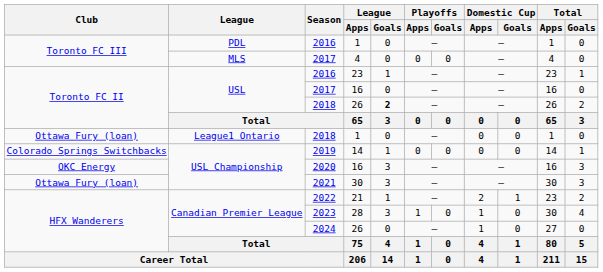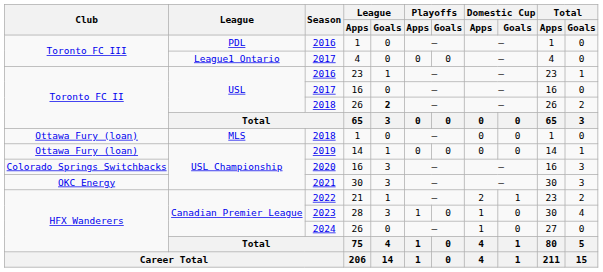(237, 58) MLS -> (237, 58) League1 Ontario
(237, 136) League1 Ontario -> (237, 136) MLS
(87, 151) Colorado Springs Switchbacks -> (87, 151) Ottawa Fury (loan)
(87, 167) OKC Energy -> (87, 167) Colorado Springs Switchbacks
(87, 182) Ottawa Fury (loan) -> (87, 182) OKC Energy
